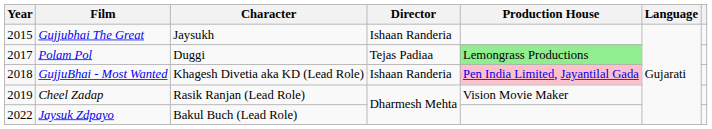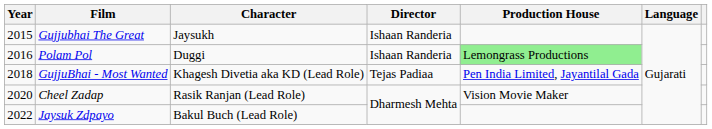(20, 54) 2017 -> (20, 54) 2016
(401, 54) Tejas Padiaa -> (411, 54) Ishaan Randeria
(411, 74) Ishaan Randeria -> (401, 74) Tejas Padiaa
(551, 74) pink background -> (551, 74) no background
(20, 94) 2019 -> (20, 94) 2020
